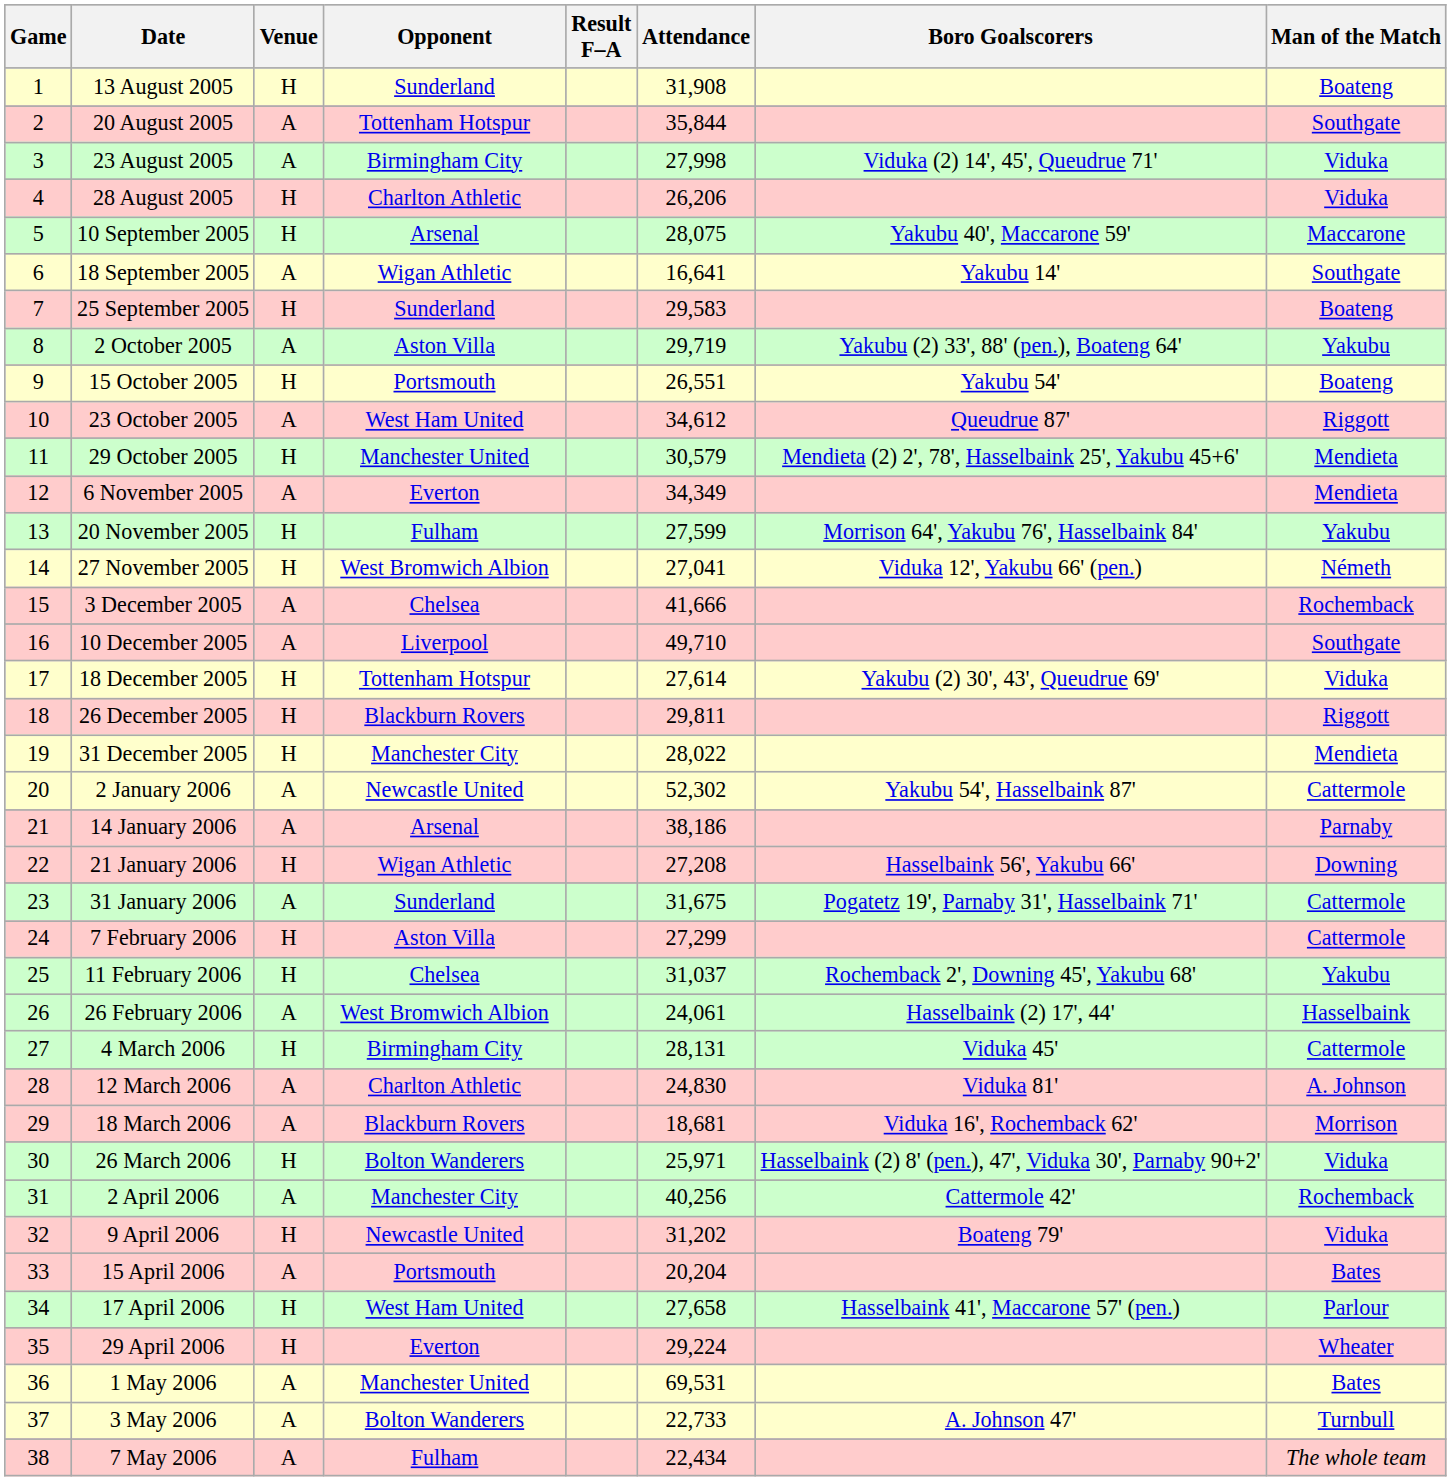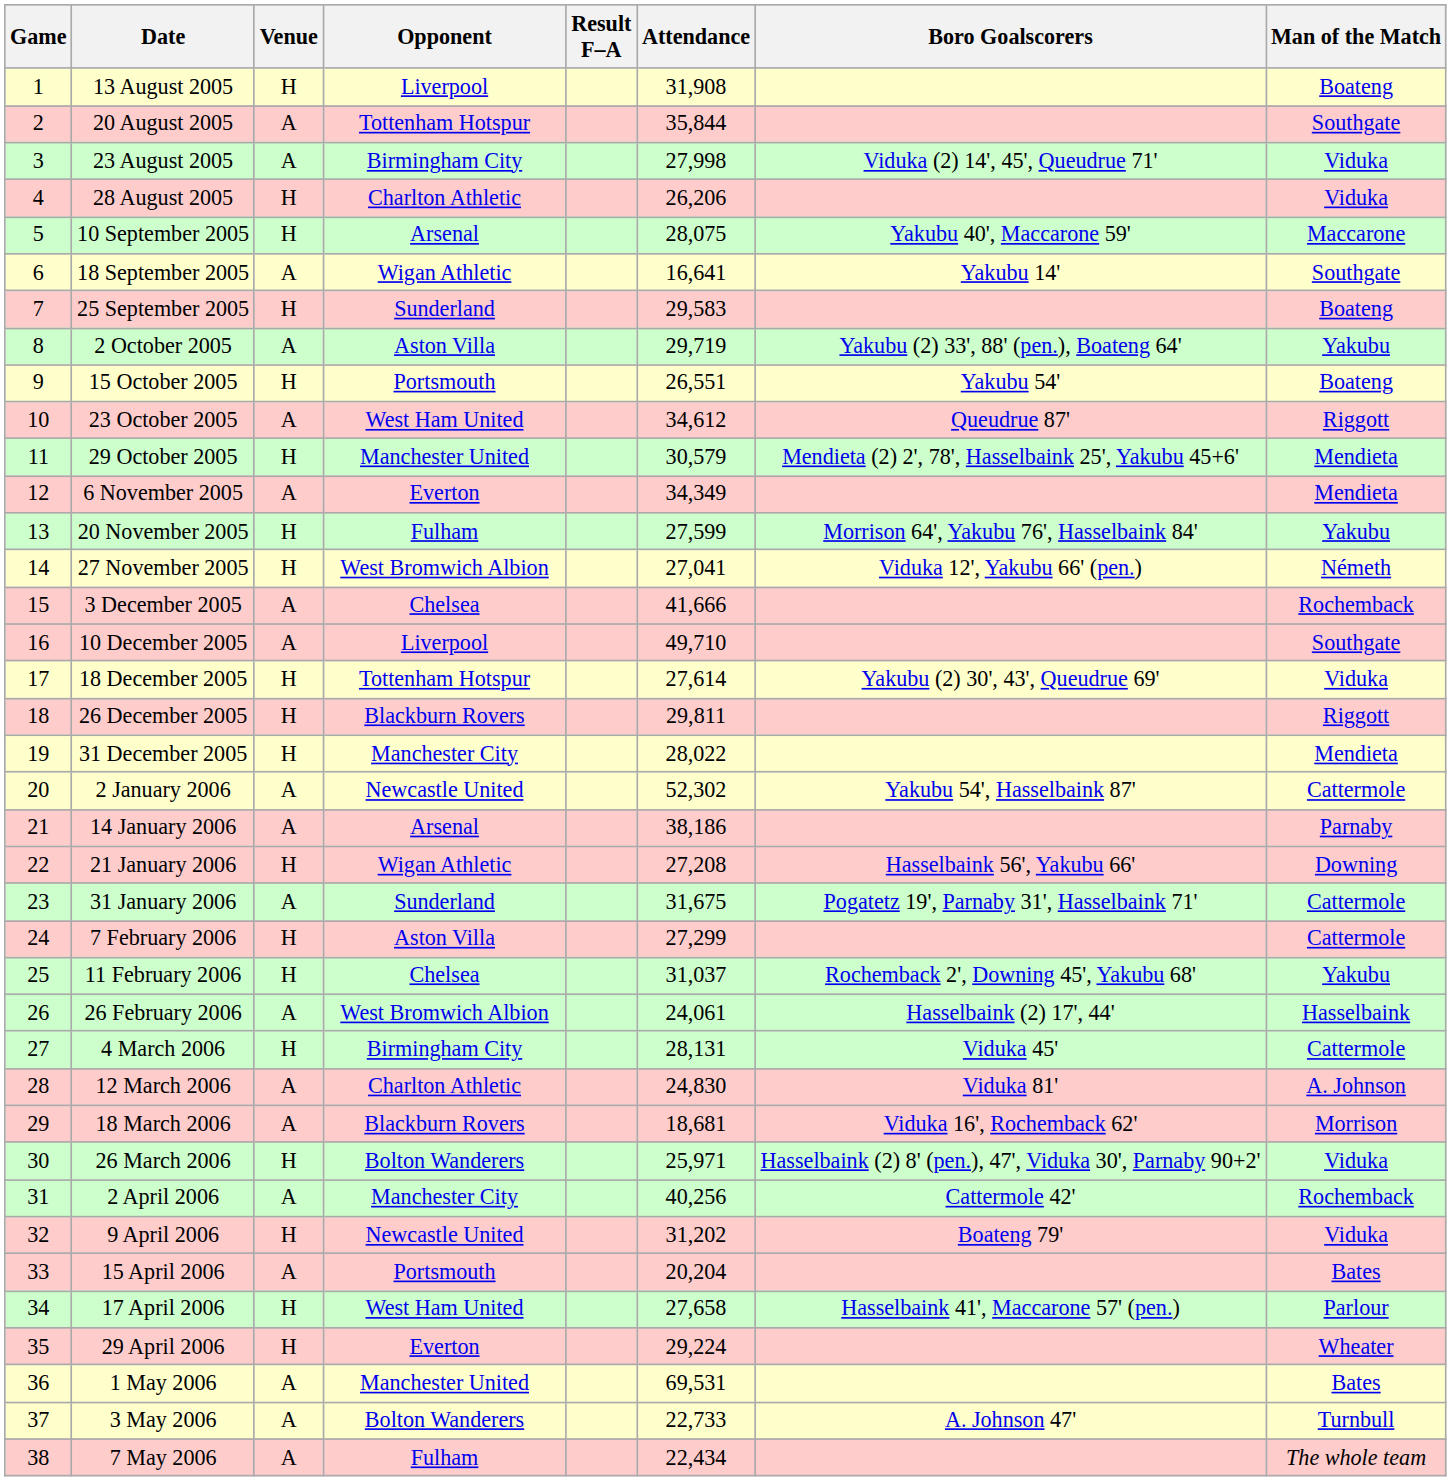(445, 86) Sunderland -> (445, 86) Liverpool
